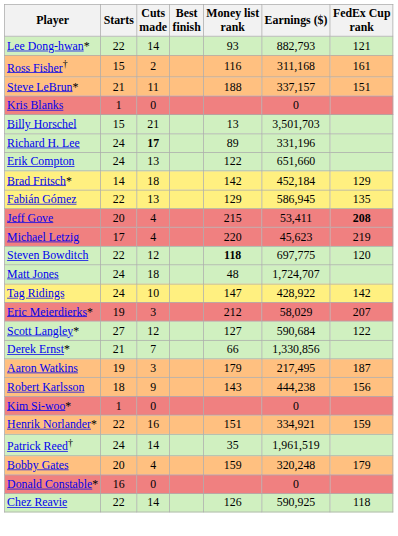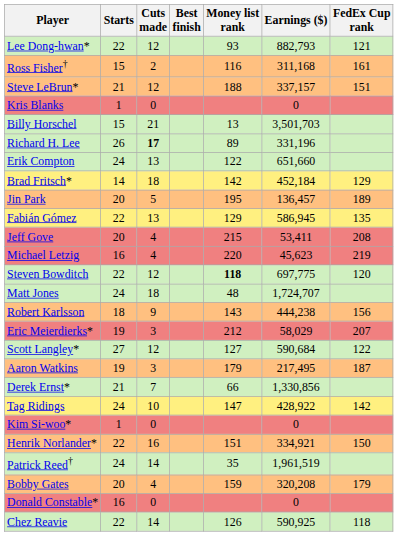(153, 45) 14 -> (153, 45) 12
(153, 86) 11 -> (153, 86) 12
(119, 143) 24 -> (119, 143) 26
+ row: (26, 199)
(362, 218) bold -> (362, 236) normal
(119, 236) 17 -> (119, 255) 16
rows swapped: (46, 387) <-> (36, 293)
rows swapped: (43, 368) <-> (38, 349)
(362, 424) 159 -> (362, 443) 150
(296, 465) 320,248 -> (296, 484) 320,208
